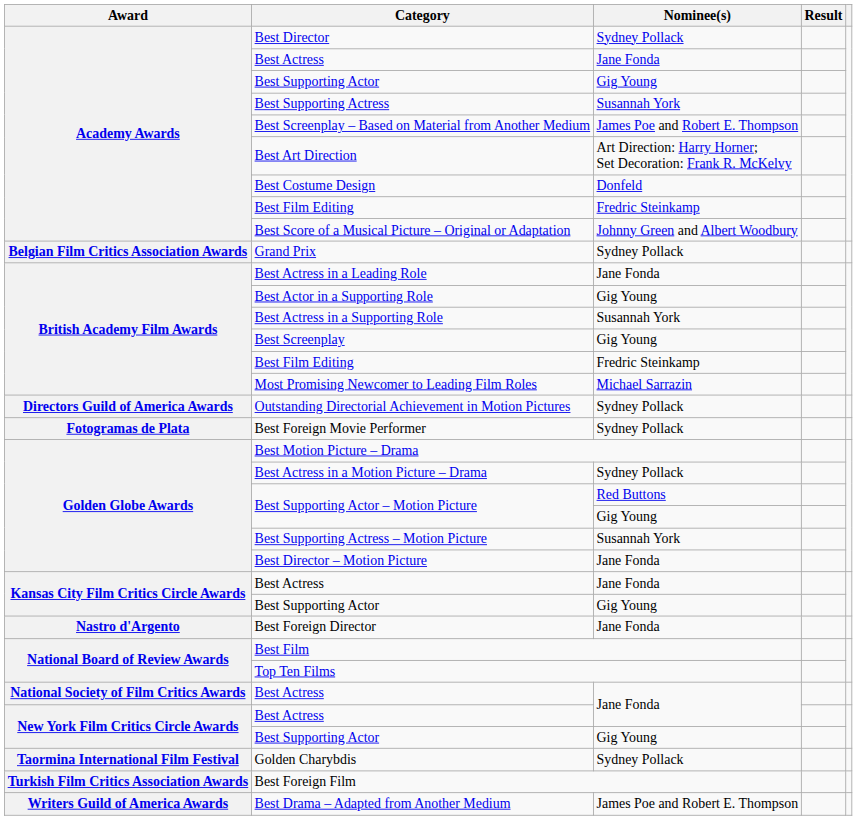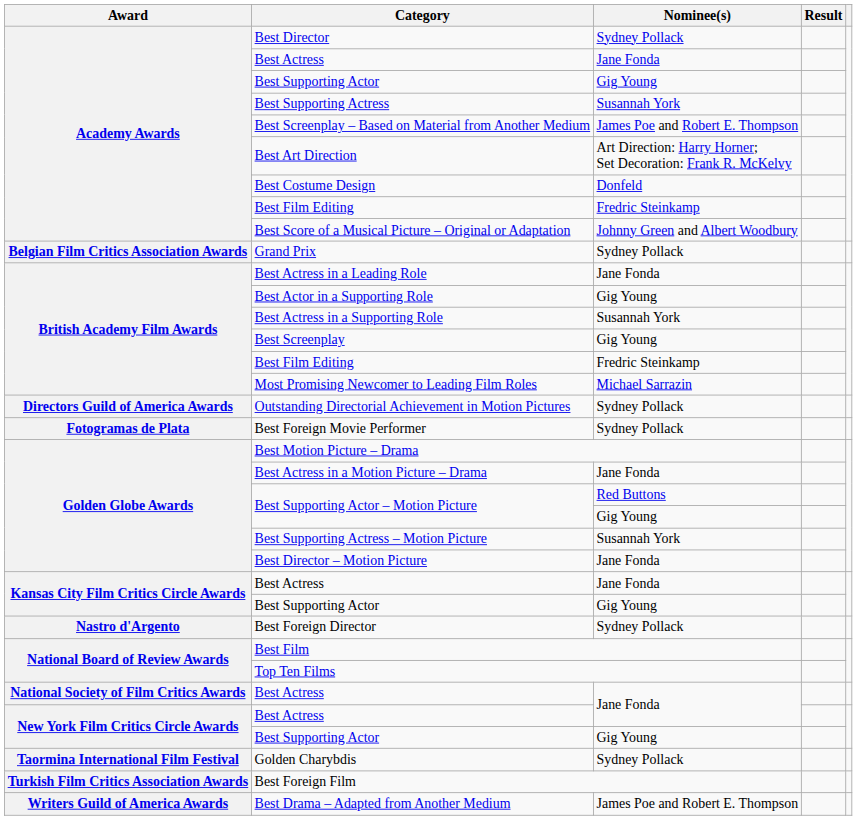(640, 472) Sydney Pollack -> (628, 472) Jane Fonda
(628, 627) Jane Fonda -> (640, 627) Sydney Pollack
